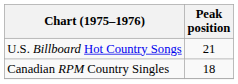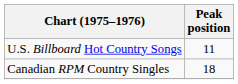(209, 48) 21 -> (209, 48) 11
